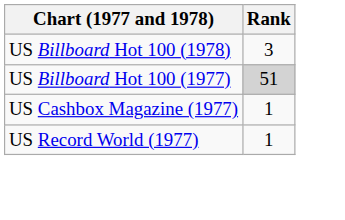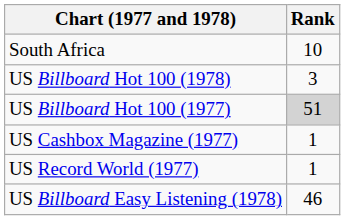+ row: (57, 49)
+ row: (145, 199)
